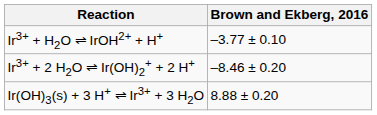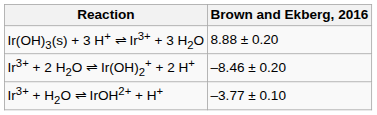rows swapped: (85, 40) <-> (106, 96)
